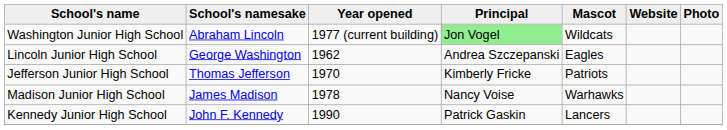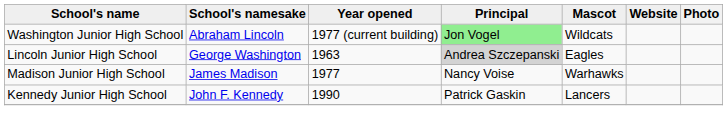(326, 54) 1962 -> (326, 54) 1963
(502, 54) no background -> (502, 54) lightgrey background
- row: (88, 74)
(326, 94) 1978 -> (326, 74) 1977
